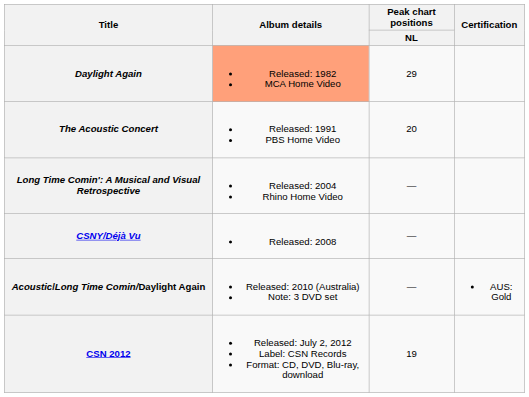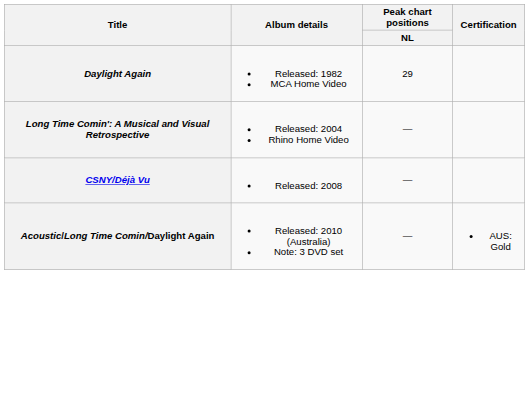(291, 79) lightsalmon background -> (297, 79) no background
- row: (108, 129)
- row: (108, 353)
